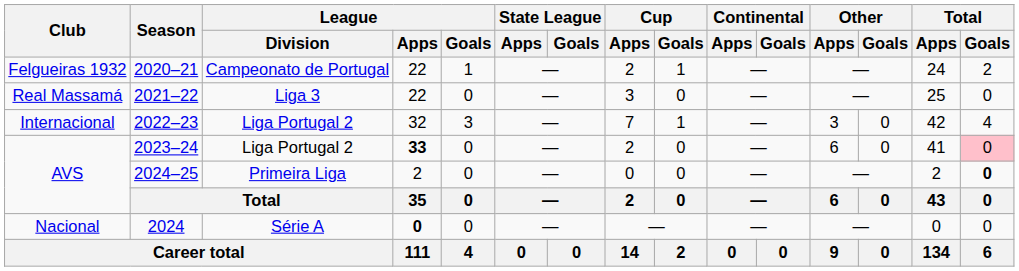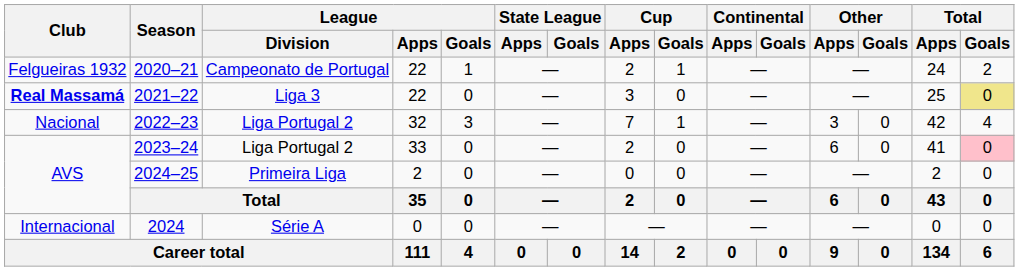(67, 95) normal -> (67, 95) bold
(987, 95) no background -> (987, 95) khaki background
(67, 122) Internacional -> (67, 122) Nacional
(417, 148) bold -> (417, 148) normal
(987, 174) bold -> (987, 174) normal
(67, 226) Nacional -> (67, 226) Internacional
(417, 226) bold -> (417, 226) normal
